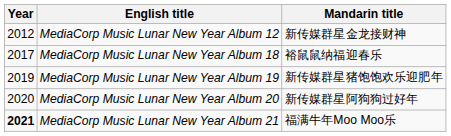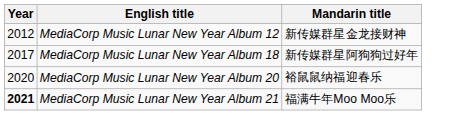(333, 55) 裕鼠鼠纳福迎春乐 -> (352, 55) 新传媒群星阿狗狗过好年
- row: (159, 77)
(352, 98) 新传媒群星阿狗狗过好年 -> (333, 77) 裕鼠鼠纳福迎春乐
